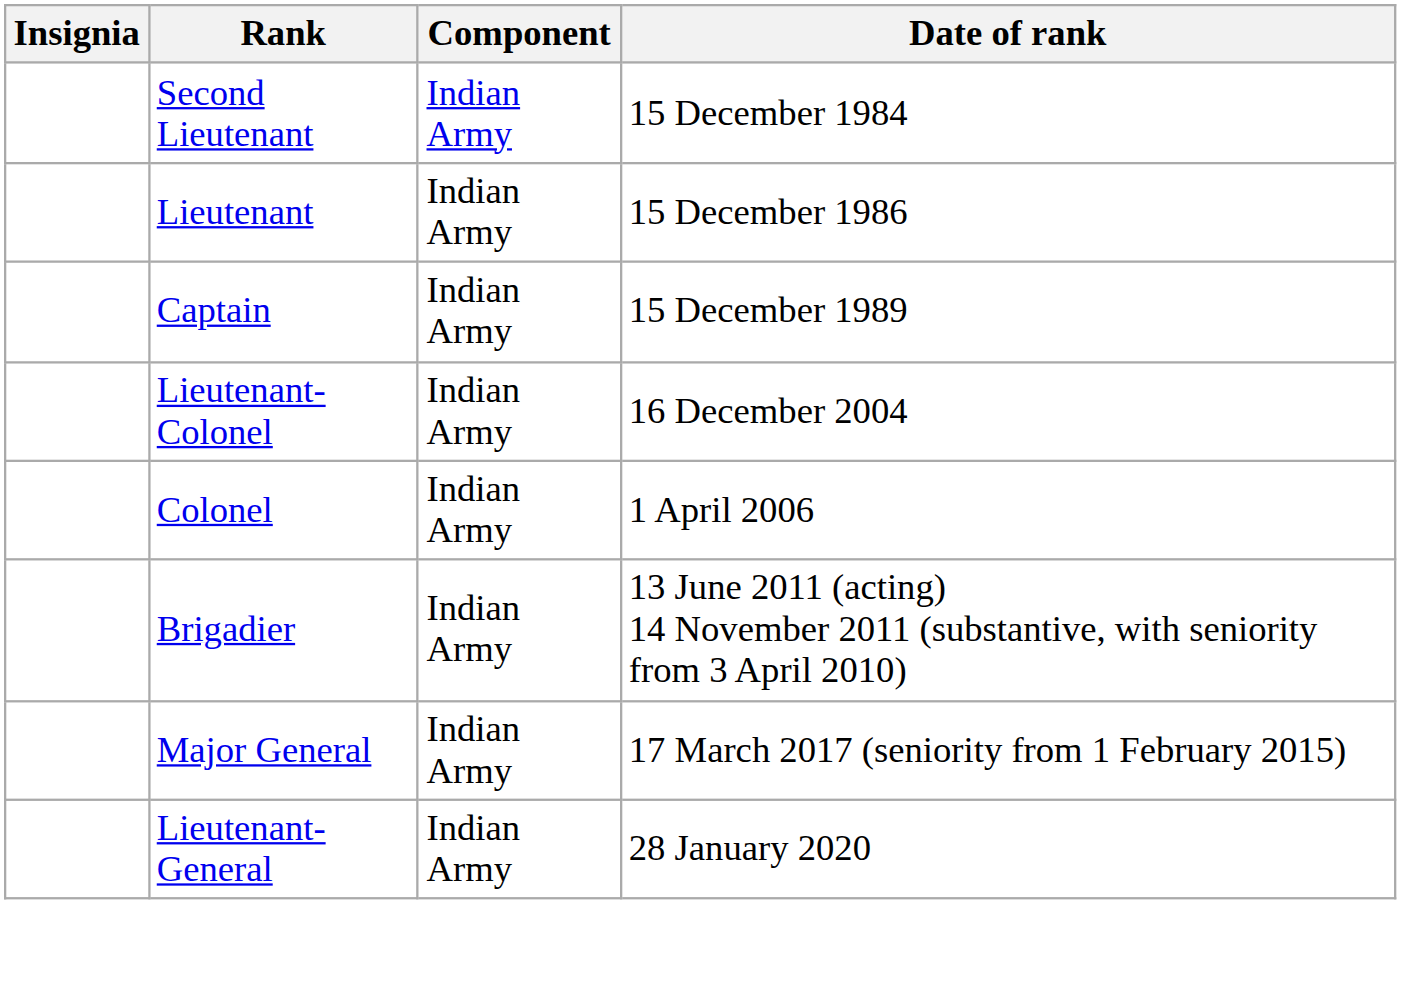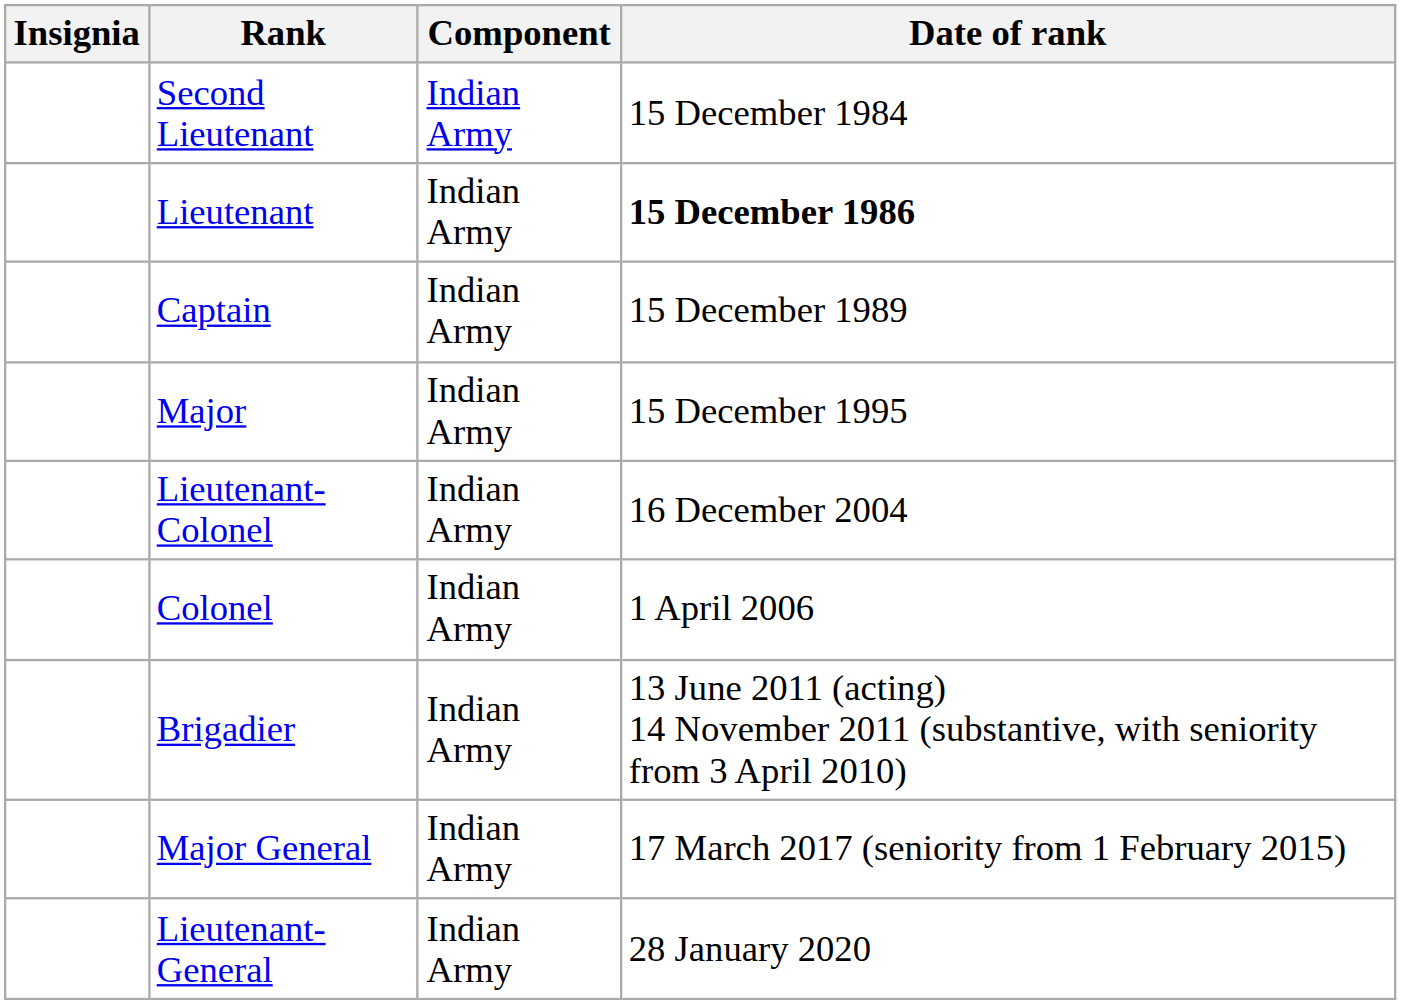(768, 211) normal -> (772, 211) bold
+ row: (202, 410)
